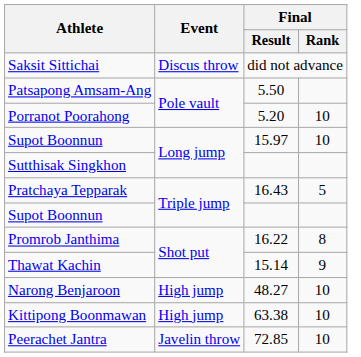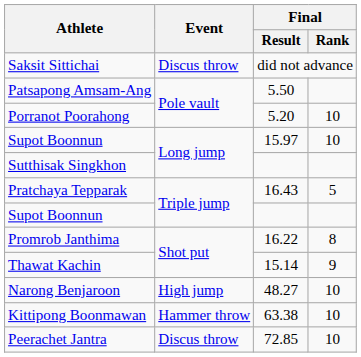(191, 315) High jump -> (204, 315) Hammer throw
(199, 340) Javelin throw -> (198, 340) Discus throw
